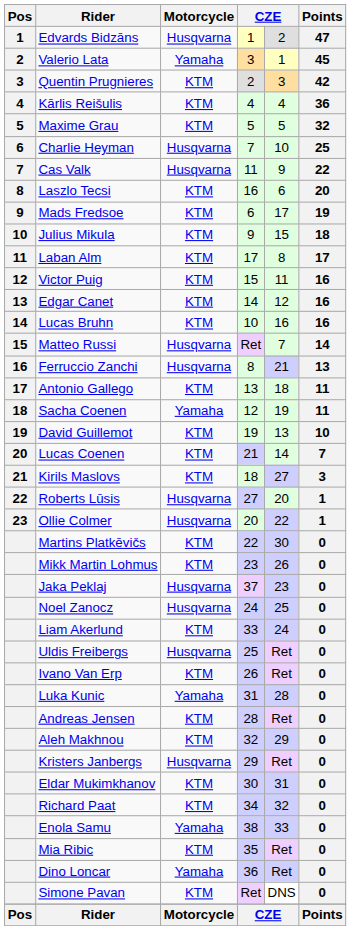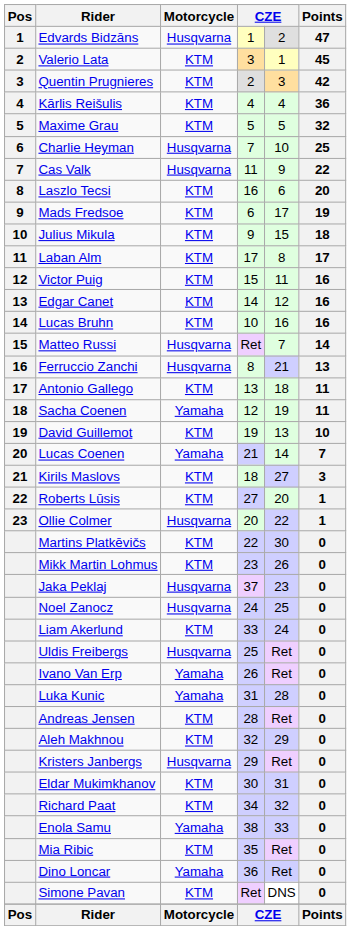(199, 59) Yamaha -> (199, 59) KTM
(199, 454) KTM -> (199, 454) Yamaha
(199, 498) Husqvarna -> (199, 498) KTM
(199, 673) KTM -> (199, 673) Yamaha
